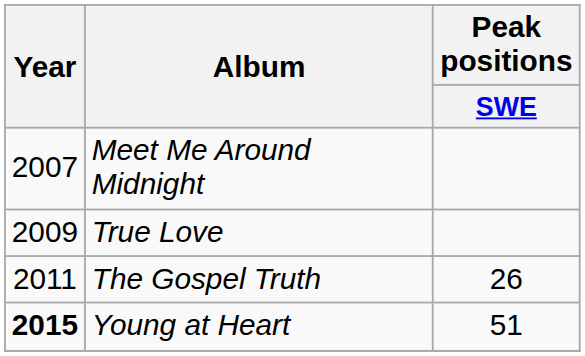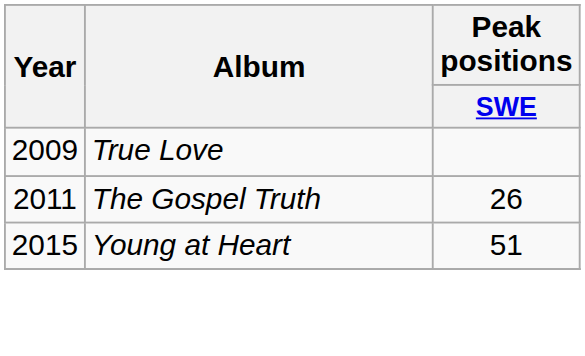- row: (201, 167)
(45, 326) bold -> (45, 245) normal
